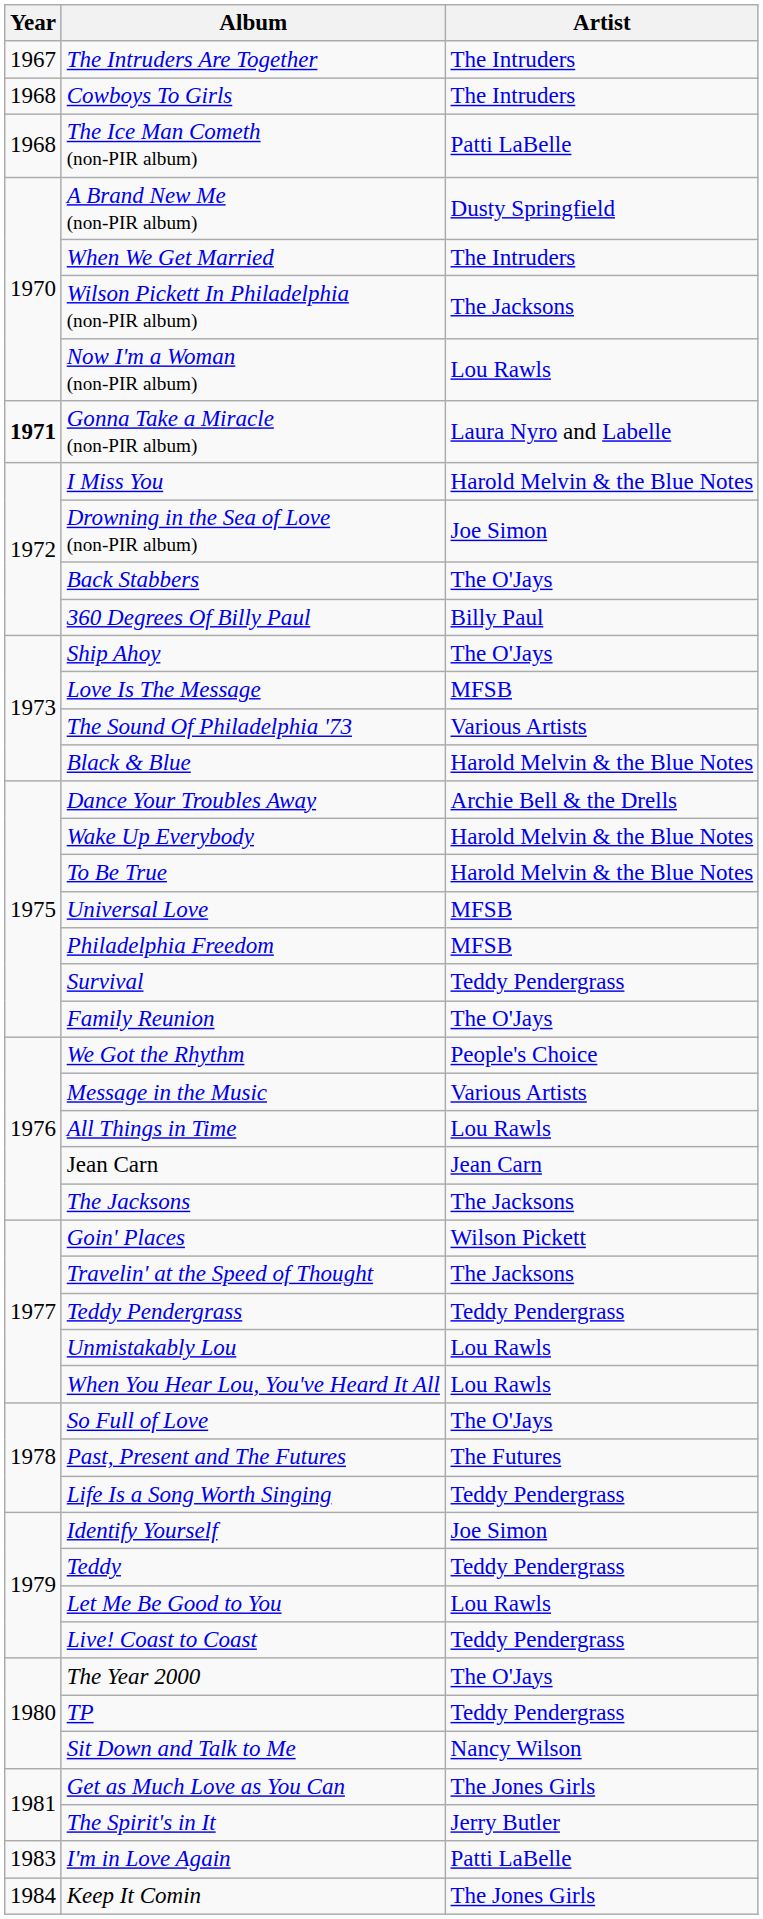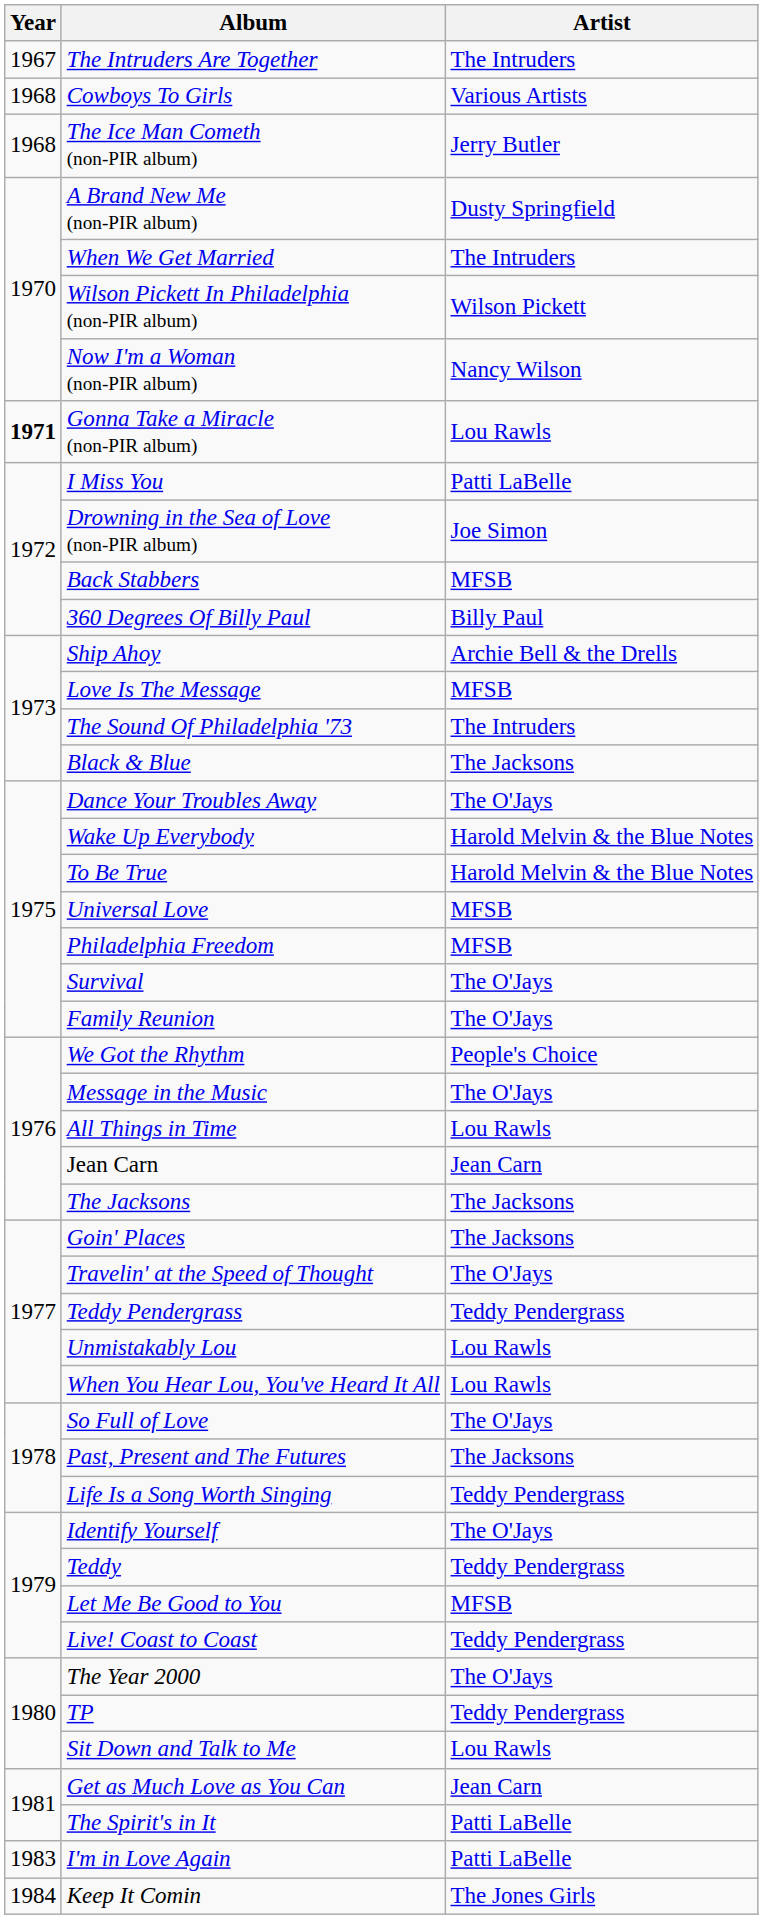(513, 95) The Intruders -> (519, 95) Various Artists
(511, 145) Patti LaBelle -> (505, 145) Jerry Butler
(512, 306) The Jacksons -> (518, 306) Wilson Pickett
(501, 369) Lou Rawls -> (516, 369) Nancy Wilson
(561, 431) Laura Nyro and Labelle -> (501, 431) Lou Rawls
(602, 481) Harold Melvin & the Blue Notes -> (511, 481) Patti LaBelle
(502, 580) The O'Jays -> (481, 580) MFSB
(502, 653) The O'Jays -> (564, 653) Archie Bell & the Drells
(519, 726) Various Artists -> (513, 726) The Intruders
(602, 762) Harold Melvin & the Blue Notes -> (512, 762) The Jacksons
(564, 799) Archie Bell & the Drells -> (502, 799) The O'Jays
(537, 982) Teddy Pendergrass -> (502, 982) The O'Jays
(519, 1091) Various Artists -> (502, 1091) The O'Jays
(518, 1237) Wilson Pickett -> (512, 1237) The Jacksons
(512, 1274) The Jacksons -> (502, 1274) The O'Jays
(506, 1457) The Futures -> (512, 1457) The Jacksons
(499, 1530) Joe Simon -> (502, 1530) The O'Jays
(501, 1603) Lou Rawls -> (481, 1603) MFSB
(516, 1749) Nancy Wilson -> (501, 1749) Lou Rawls
(523, 1786) The Jones Girls -> (496, 1786) Jean Carn
(505, 1822) Jerry Butler -> (511, 1822) Patti LaBelle
